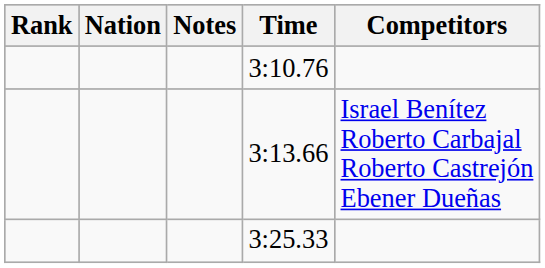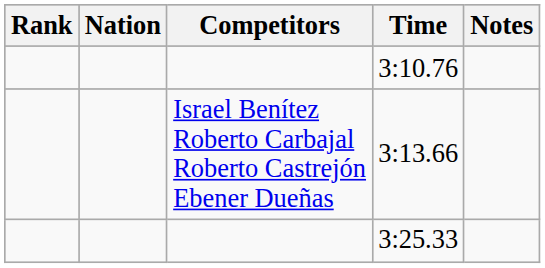columns swapped: (437, 25) <-> (205, 25)
